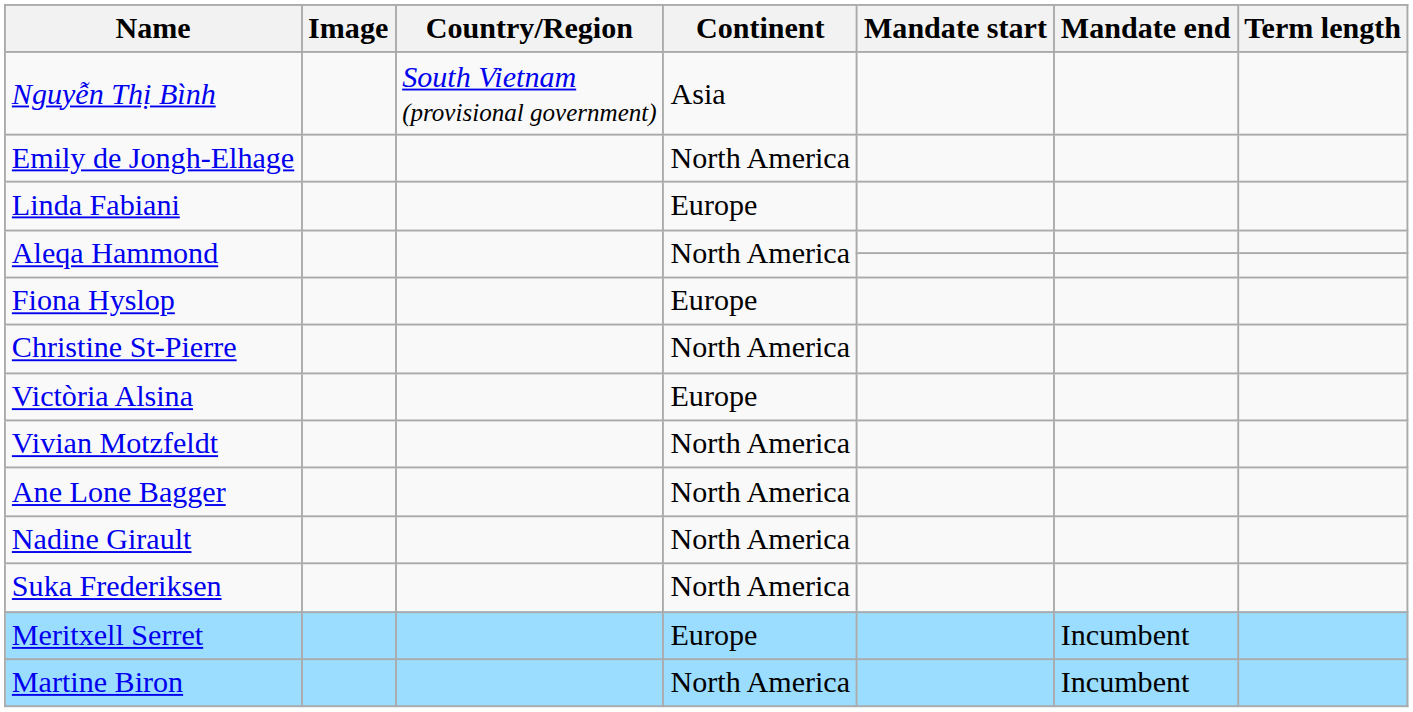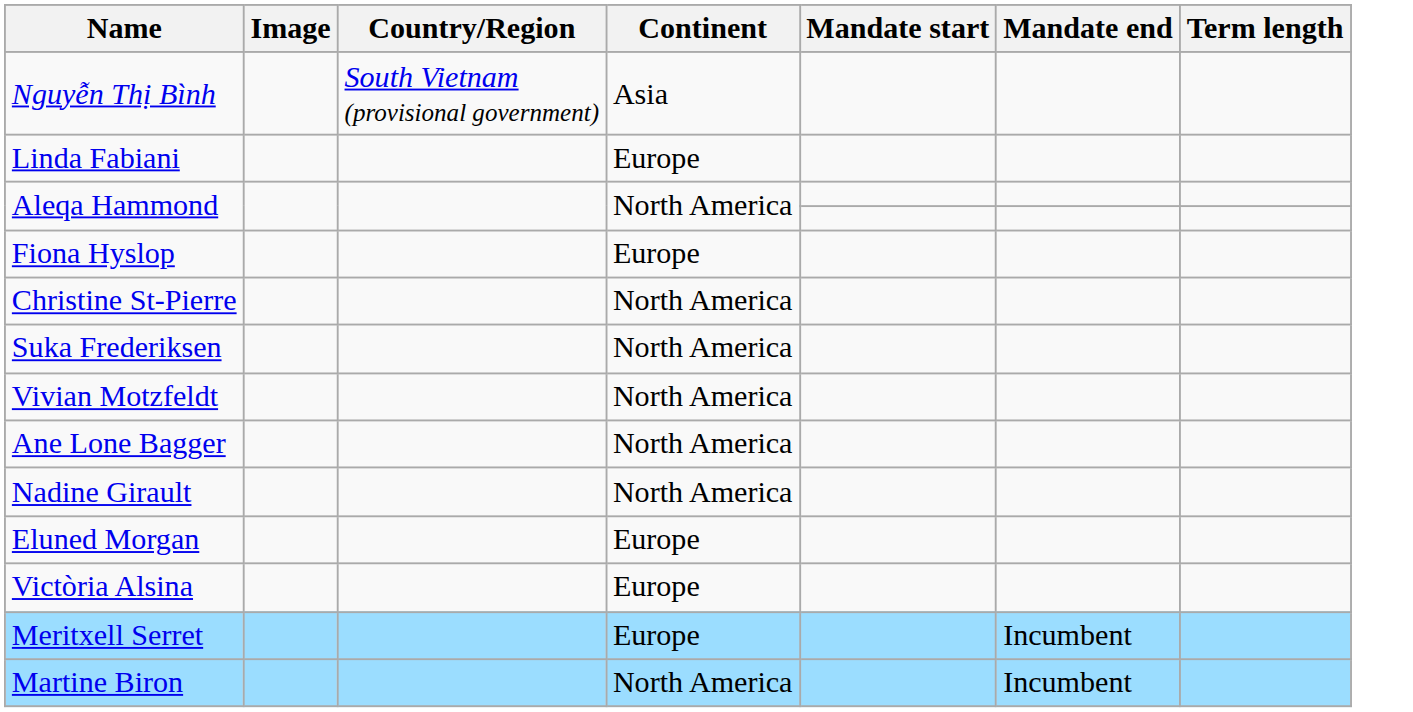- row: (153, 157)
rows swapped: (117, 586) <-> (102, 396)
+ row: (106, 539)
